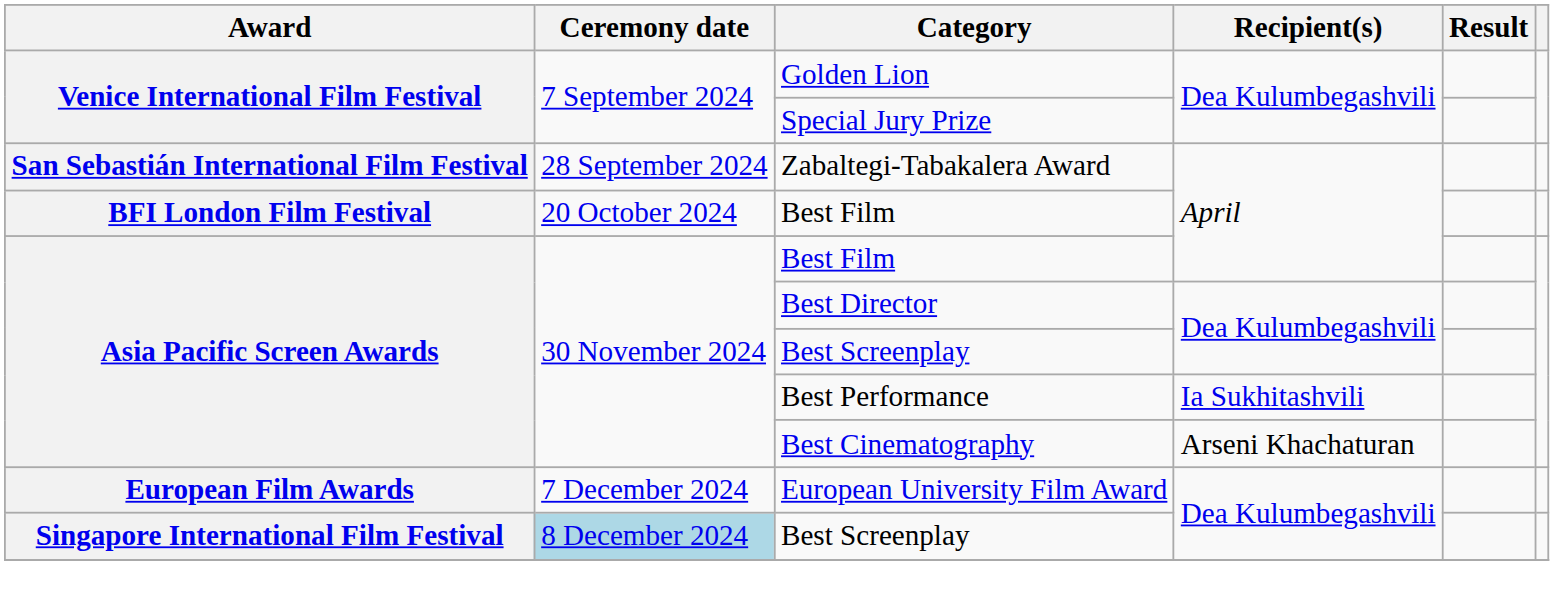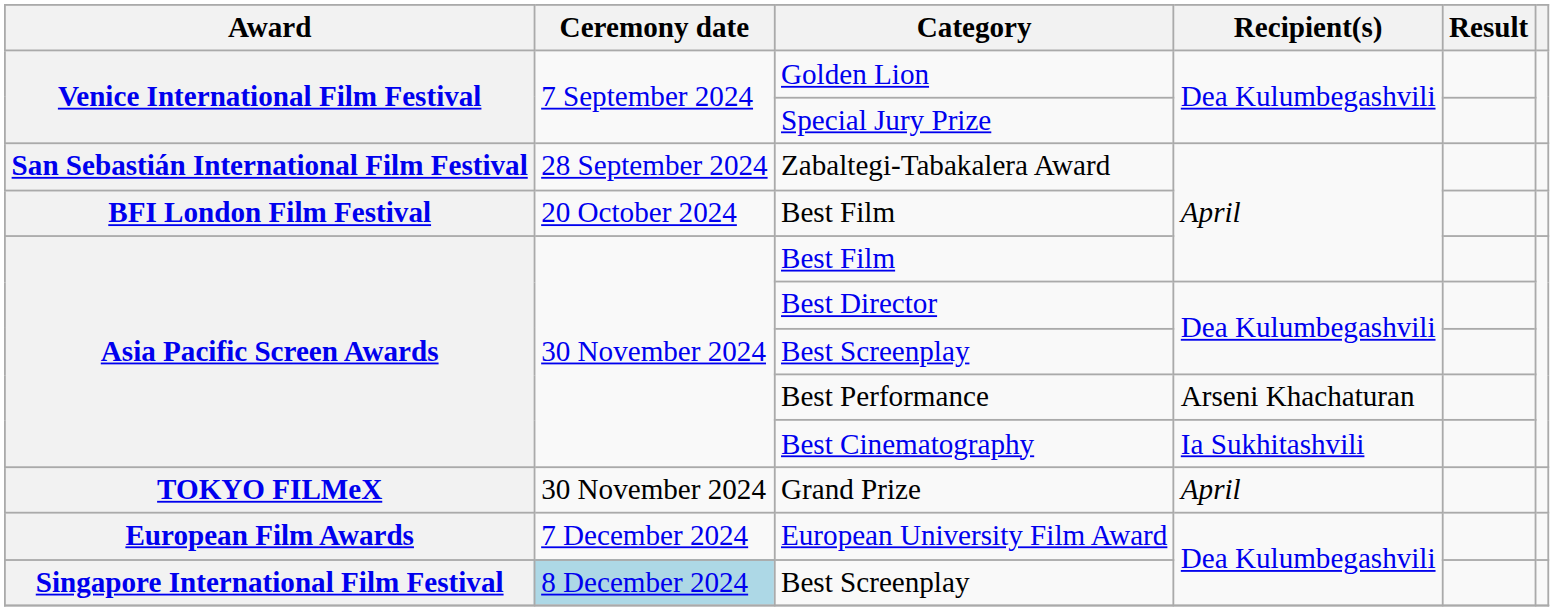(1273, 397) Ia Sukhitashvili -> (1298, 397) Arseni Khachaturan
(1298, 443) Arseni Khachaturan -> (1273, 443) Ia Sukhitashvili
+ row: (270, 489)
